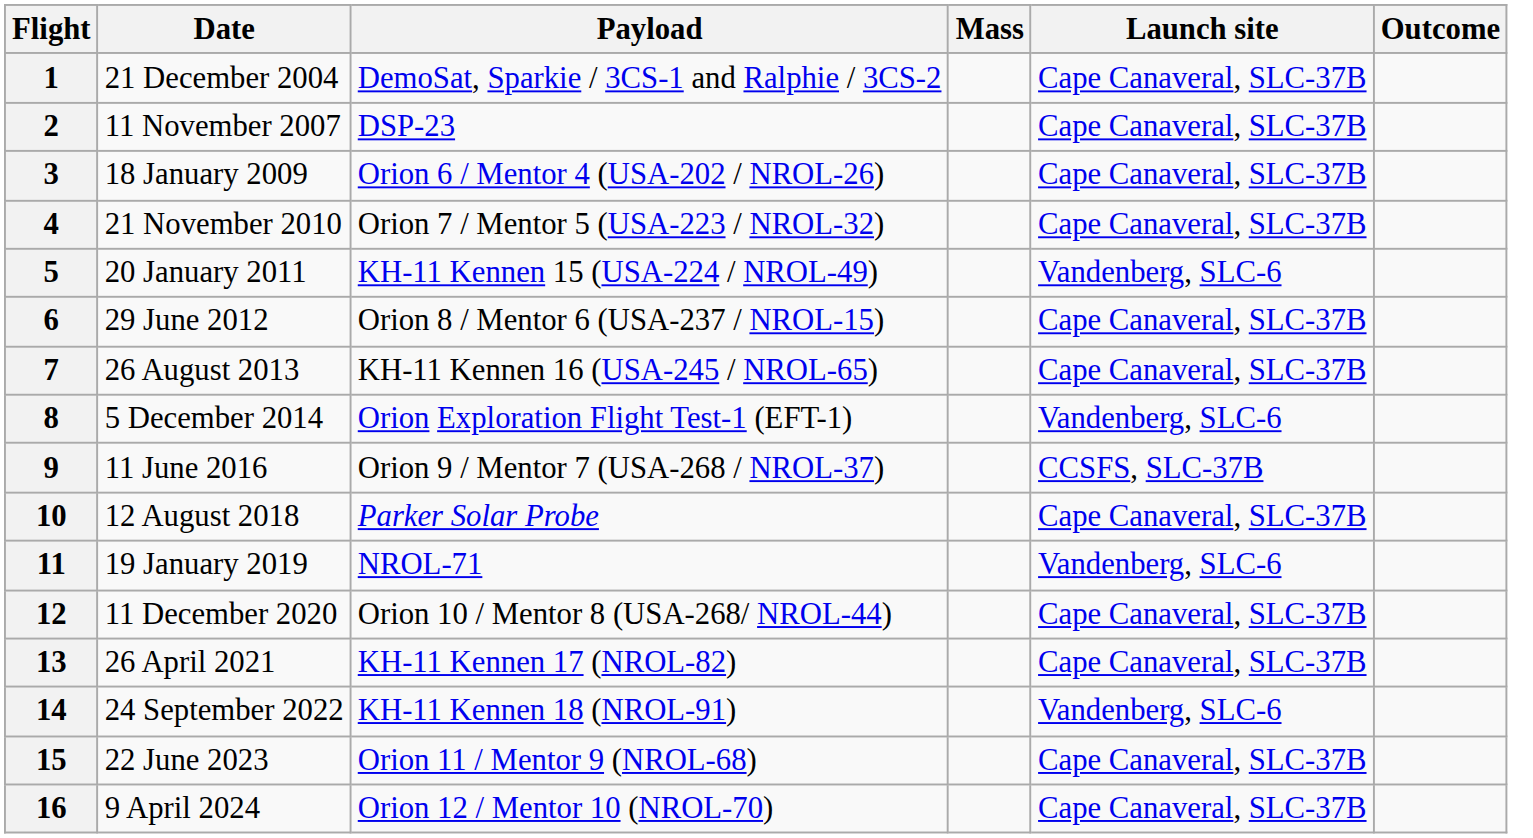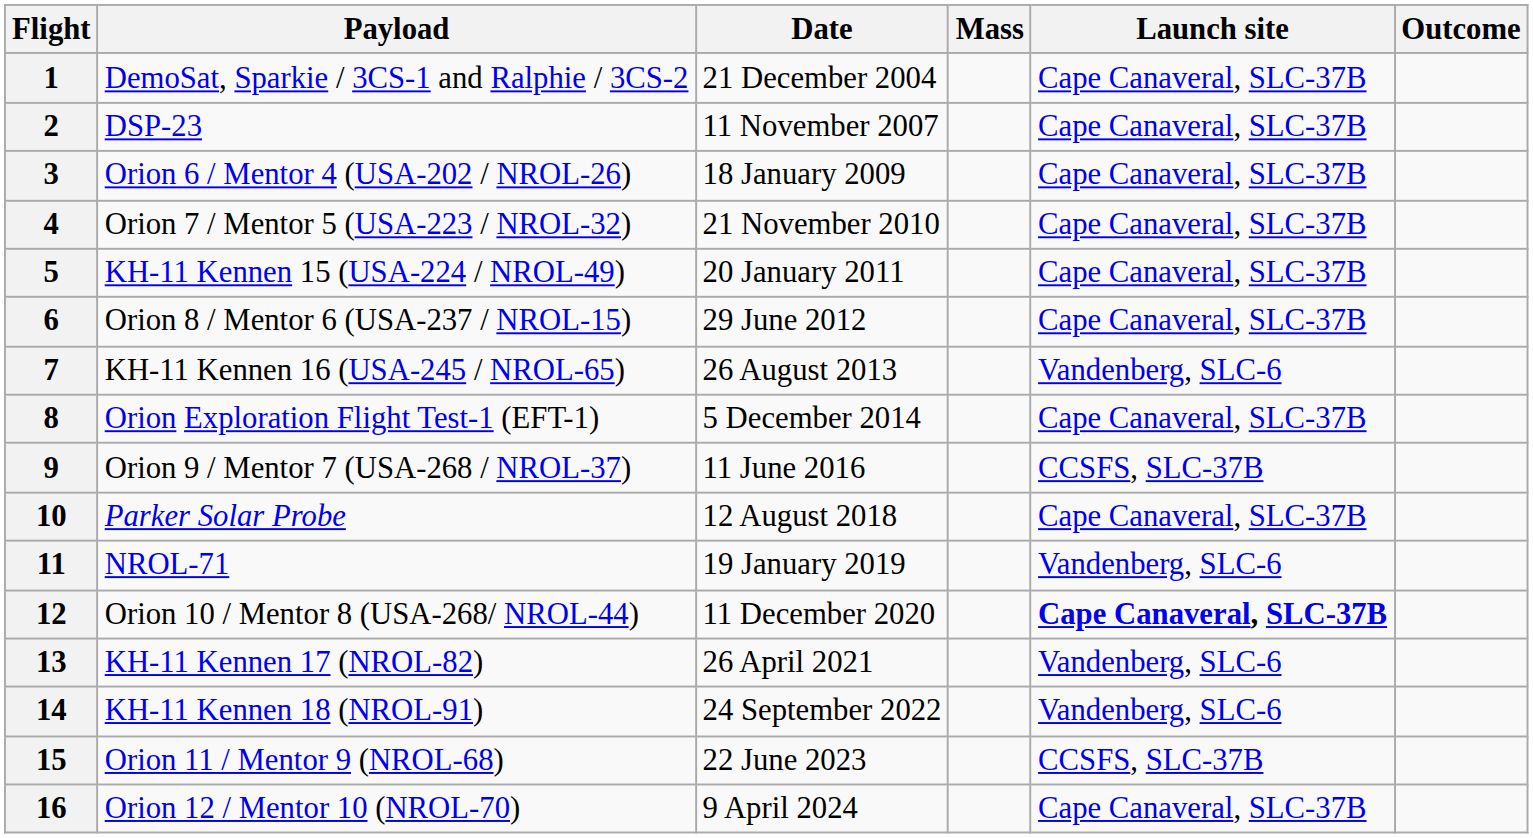columns swapped: (224, 28) <-> (650, 28)
(1160, 272) Vandenberg, SLC-6 -> (1202, 272) Cape Canaveral, SLC-37B
(1202, 369) Cape Canaveral, SLC-37B -> (1160, 369) Vandenberg, SLC-6
(1160, 418) Vandenberg, SLC-6 -> (1202, 418) Cape Canaveral, SLC-37B
(1202, 613) normal -> (1213, 613) bold
(1202, 662) Cape Canaveral, SLC-37B -> (1160, 662) Vandenberg, SLC-6
(1202, 759) Cape Canaveral, SLC-37B -> (1151, 759) CCSFS, SLC-37B
